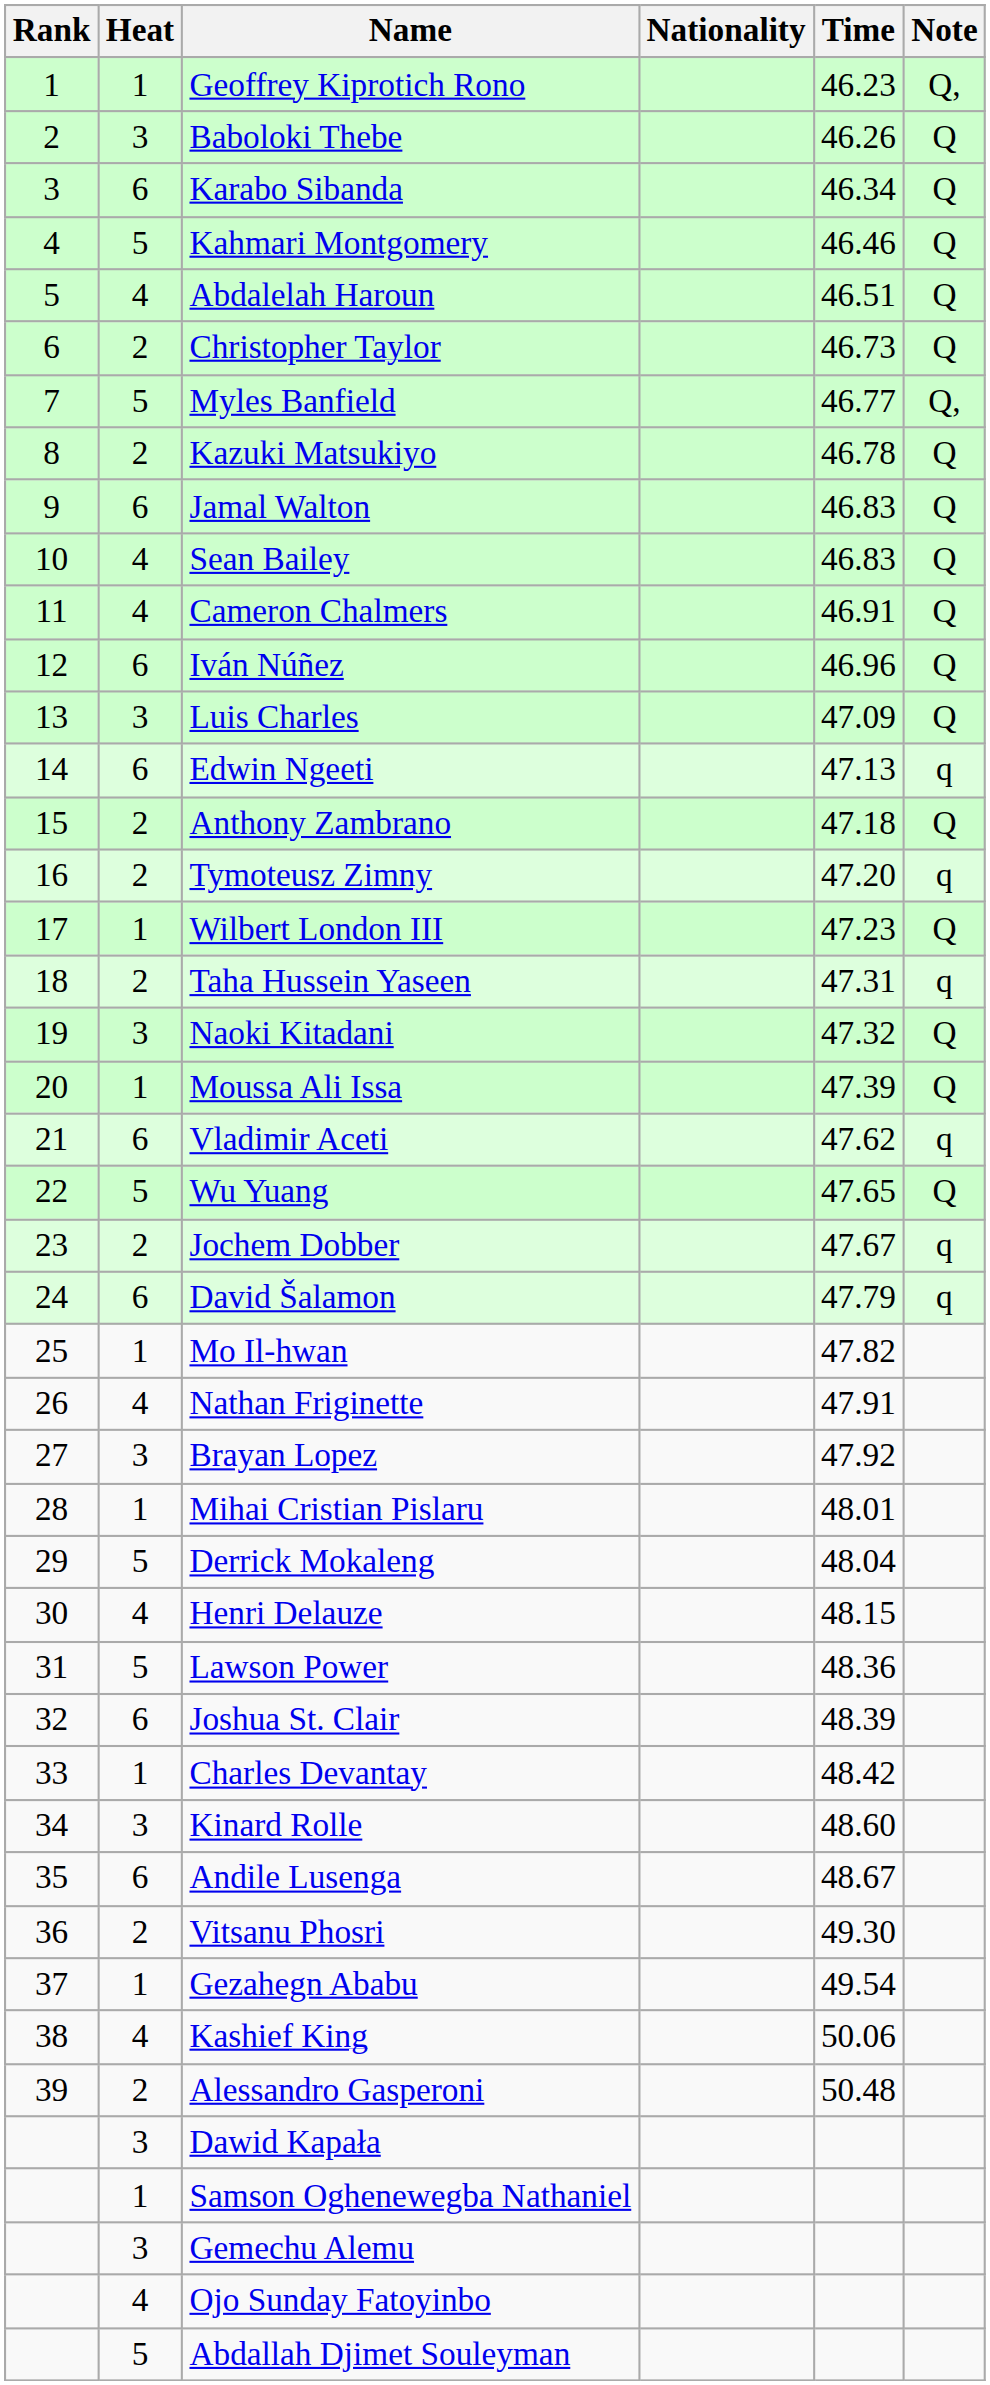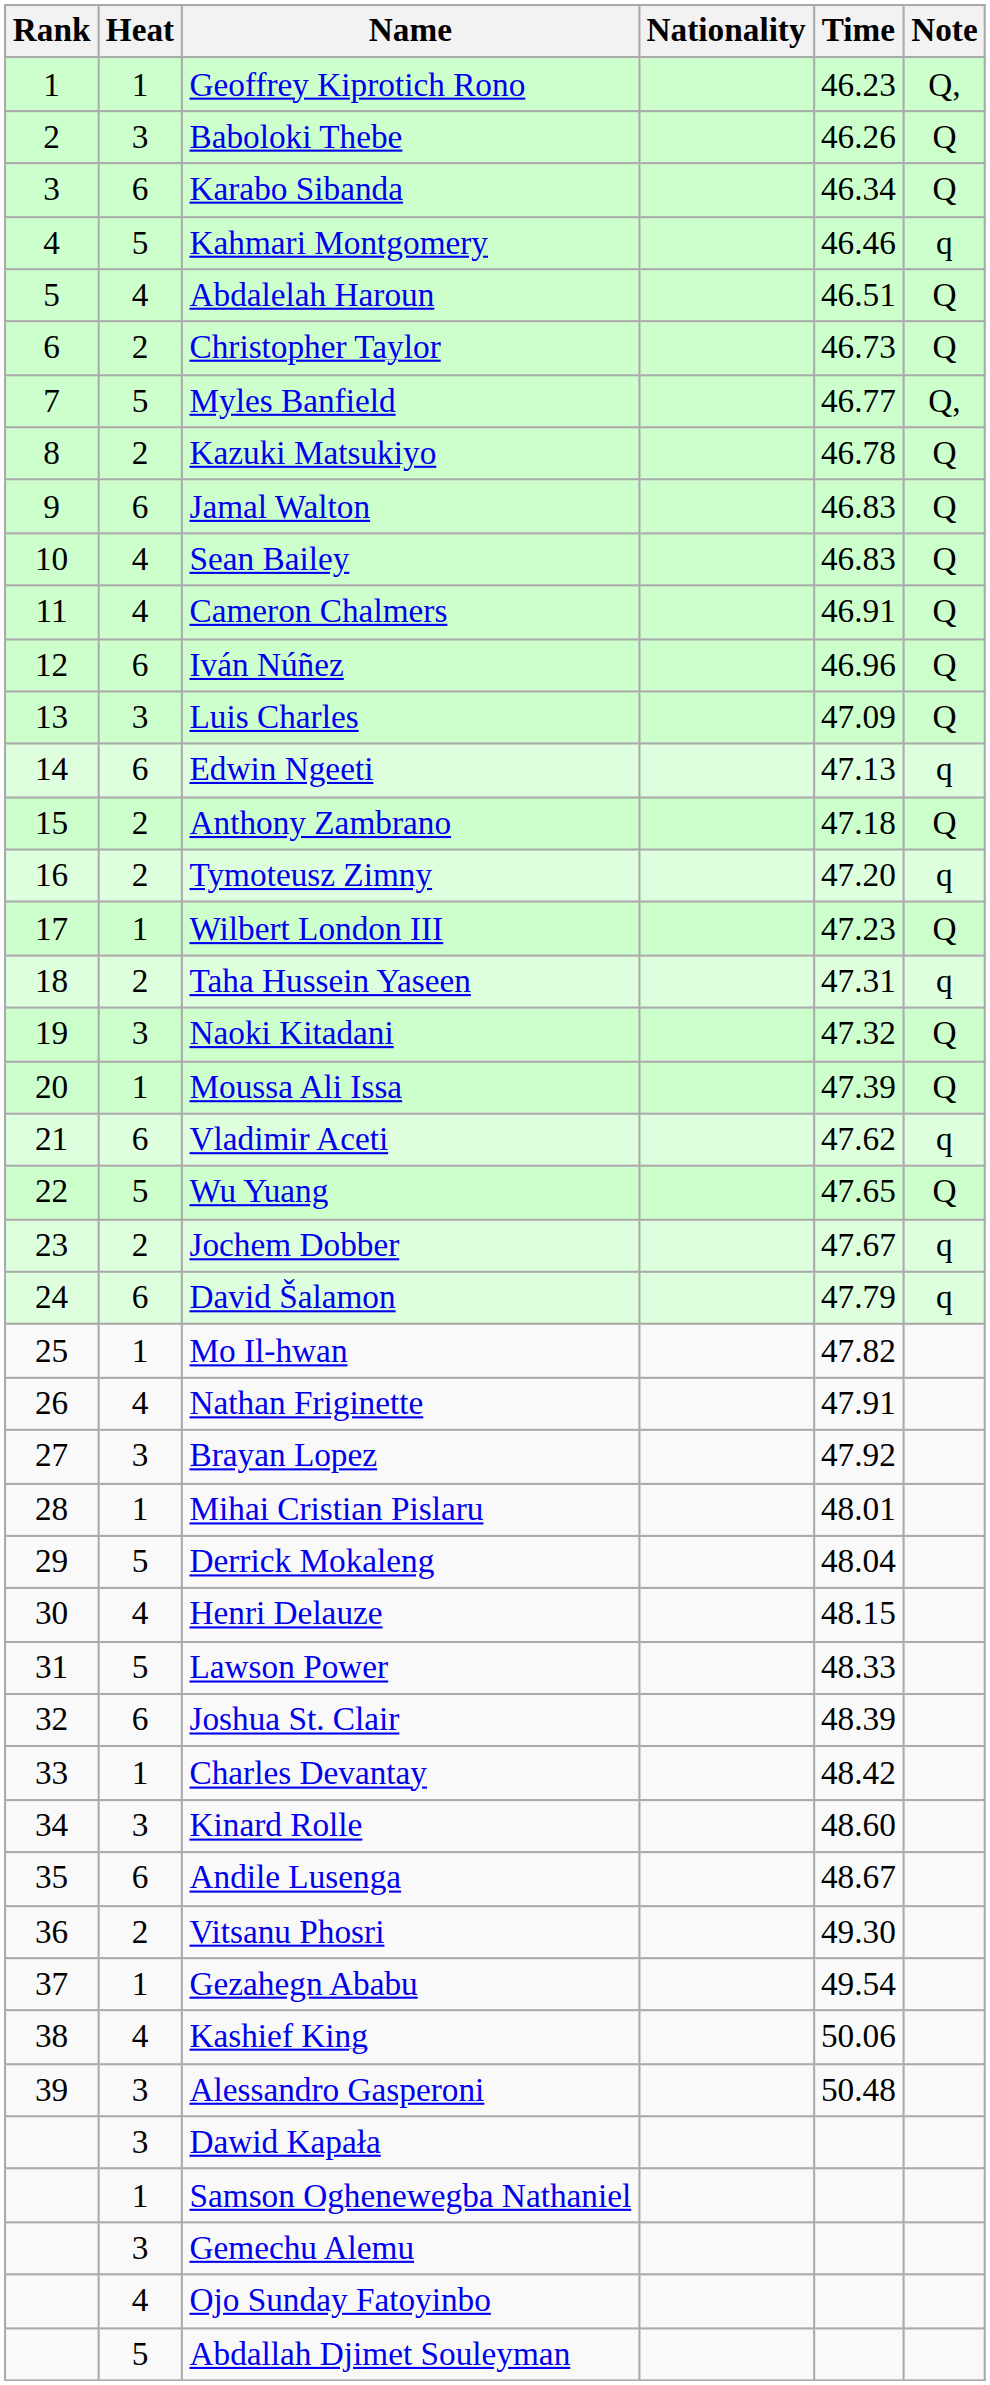(944, 242) Q -> (944, 242) q
(858, 1667) 48.36 -> (858, 1667) 48.33
(140, 2089) 2 -> (140, 2089) 3
